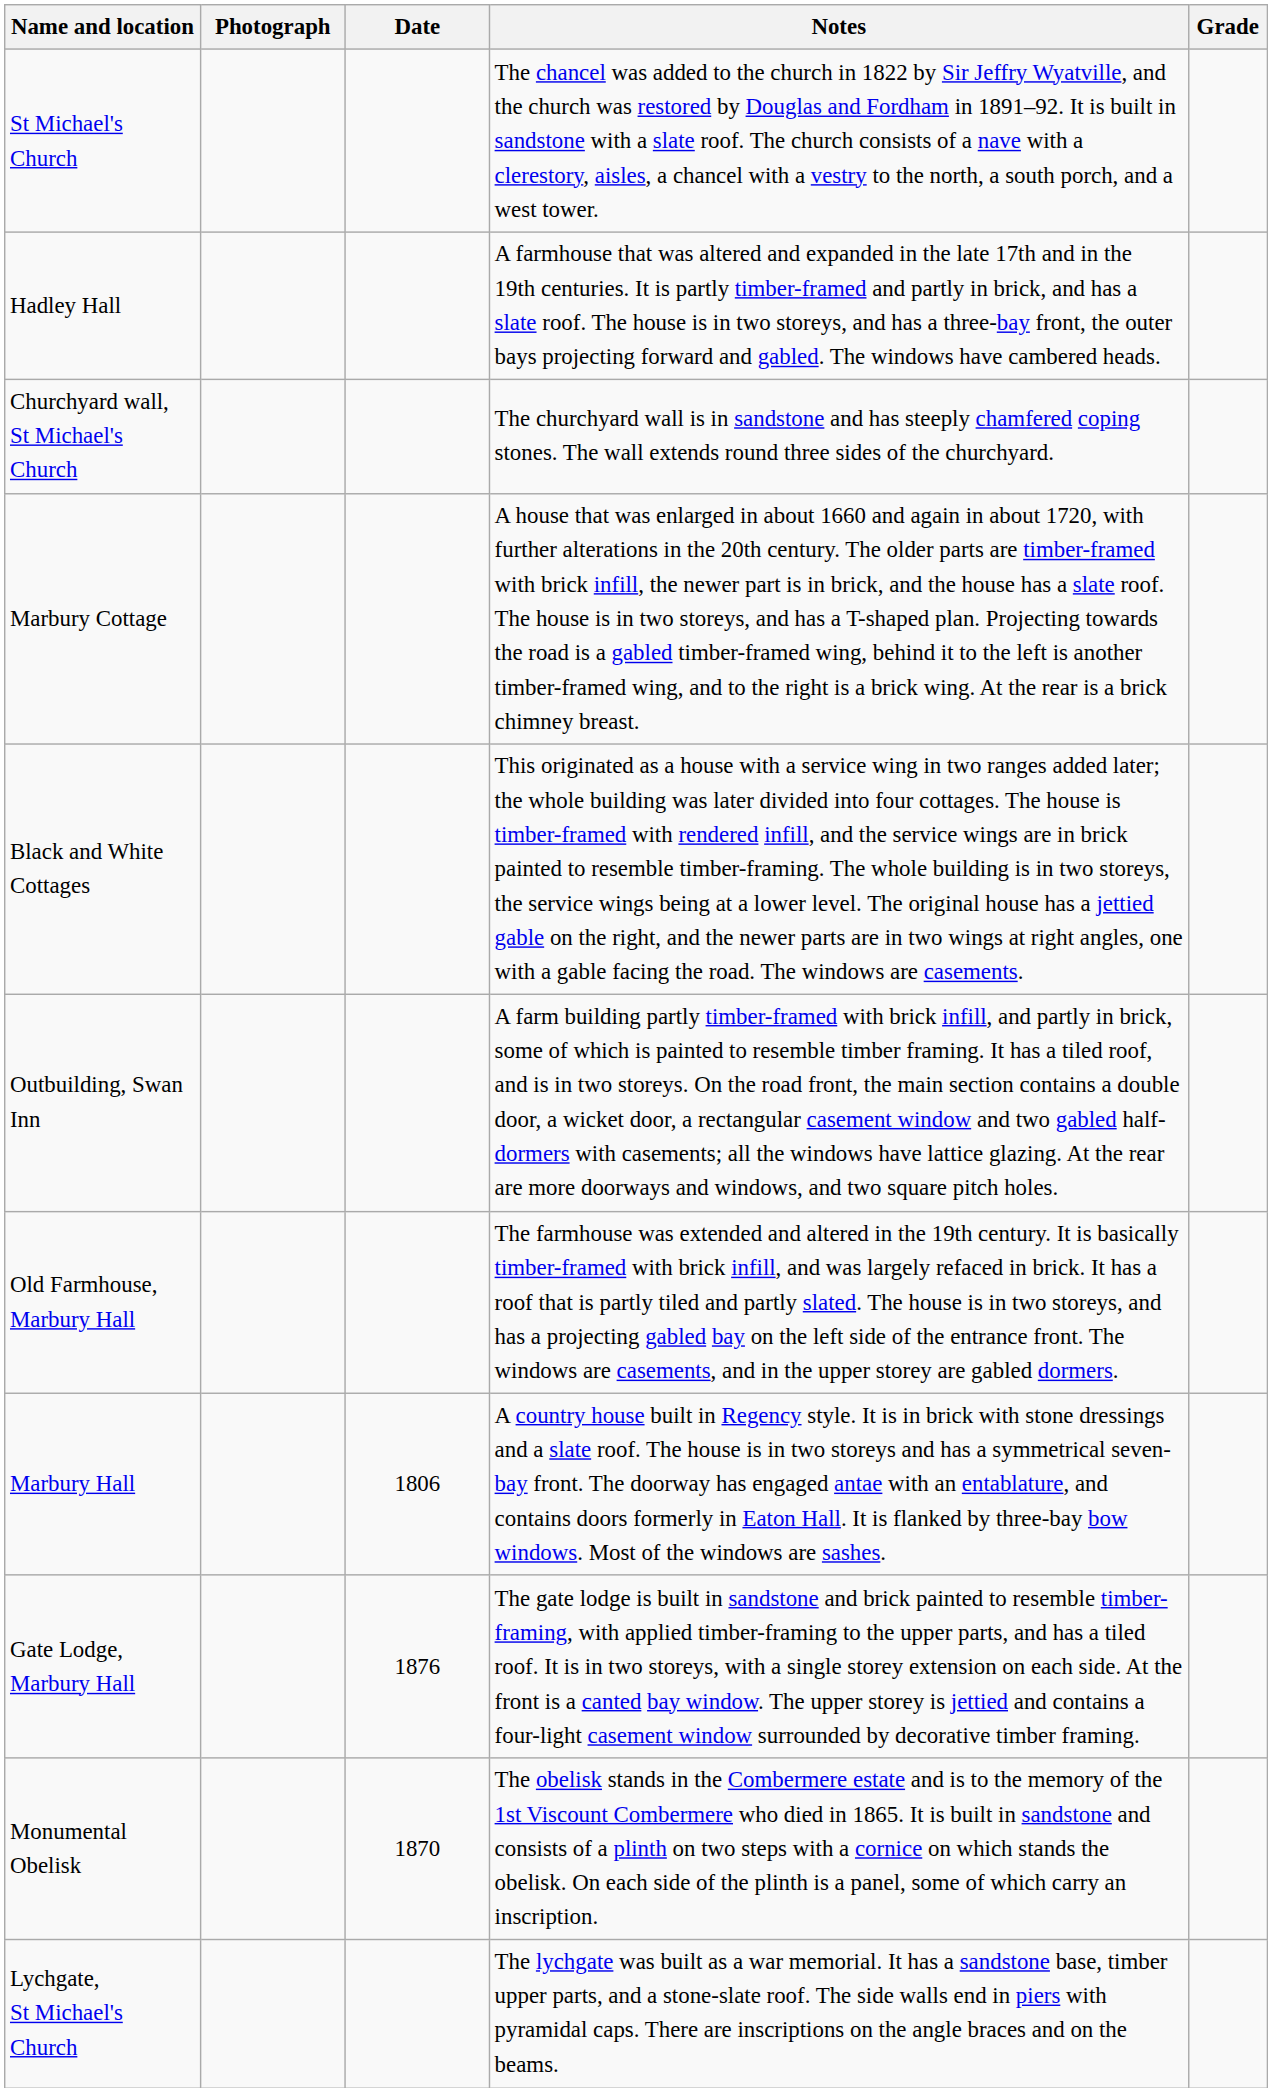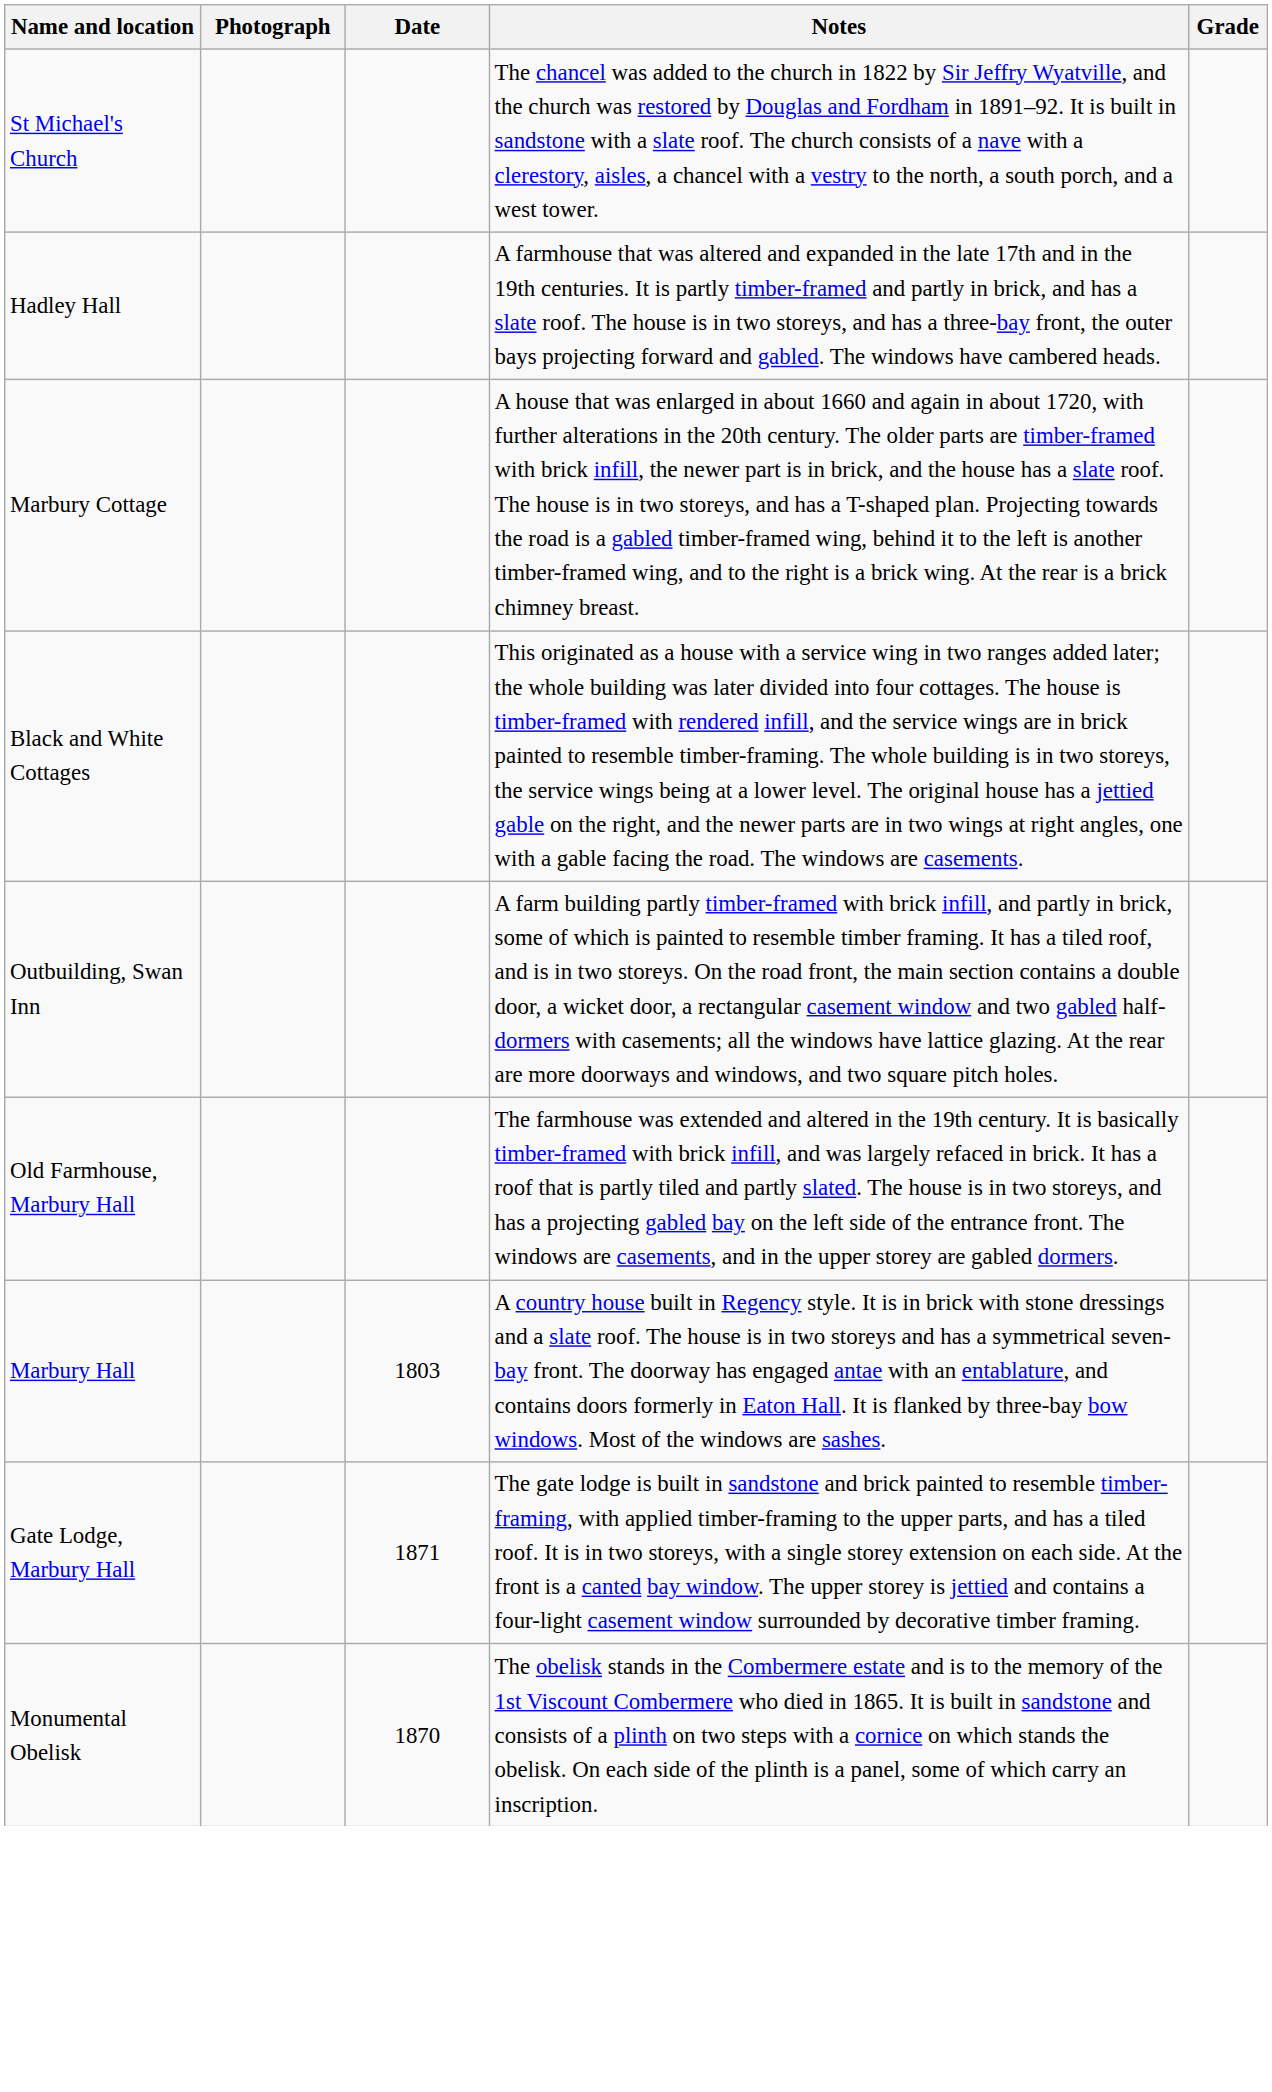- row: (89, 436)
(417, 1484) 1806 -> (417, 1370) 1803
(417, 1666) 1876 -> (417, 1552) 1871
- row: (66, 2013)
